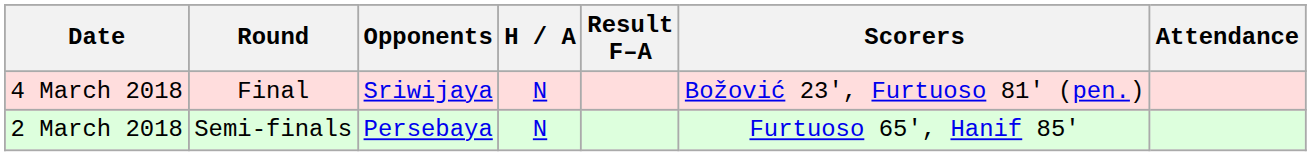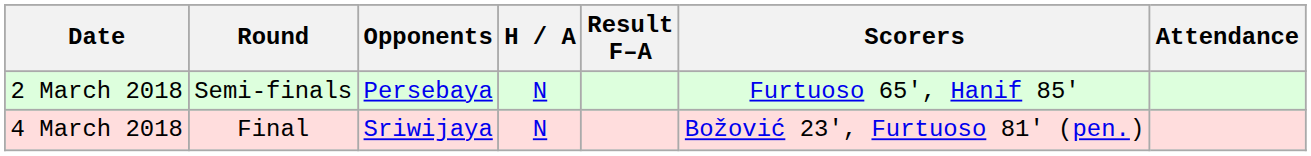rows swapped: (97, 130) <-> (97, 91)
